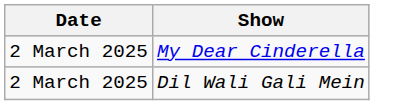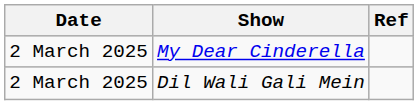+ column: (391, 20)
